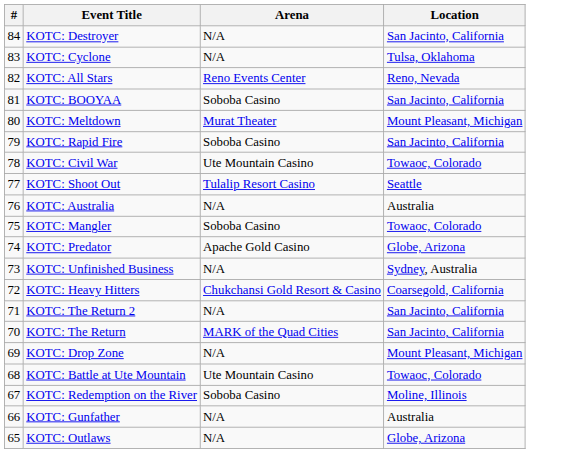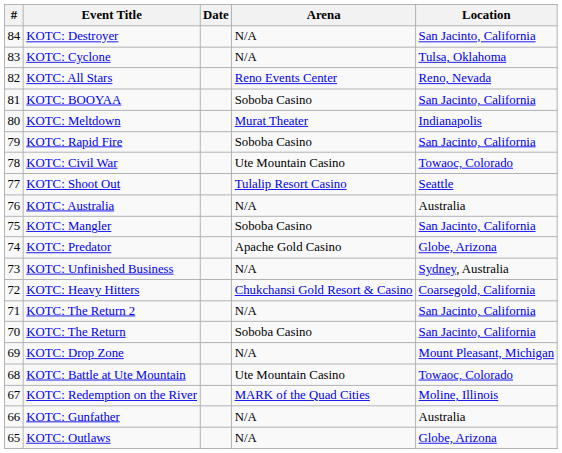+ column: (216, 15)
(455, 121) Mount Pleasant, Michigan -> (450, 121) Indianapolis
(434, 226) Towaoc, Colorado -> (477, 226) San Jacinto, California
(271, 332) MARK of the Quad Cities -> (273, 332) Soboba Casino
(242, 395) Soboba Casino -> (302, 395) MARK of the Quad Cities
